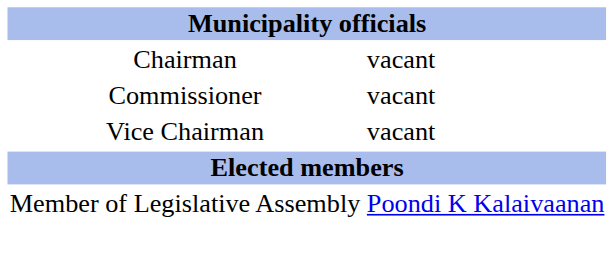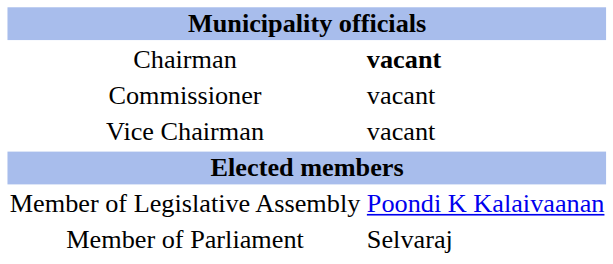(401, 59) normal -> (404, 59) bold
+ row: (185, 239)
